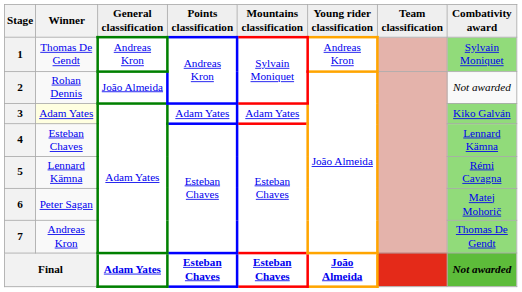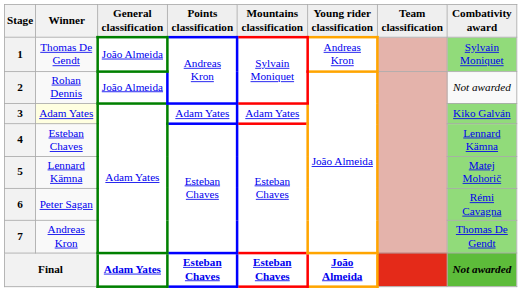(132, 54) Andreas Kron -> (132, 54) João Almeida
(482, 172) Rémi Cavagna -> (482, 172) Matej Mohorič
(482, 204) Matej Mohorič -> (482, 204) Rémi Cavagna
